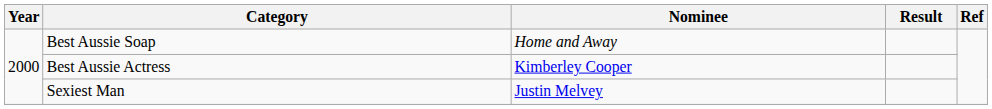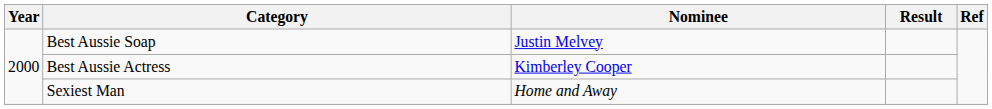(566, 41) Home and Away -> (559, 41) Justin Melvey
(559, 91) Justin Melvey -> (566, 91) Home and Away
